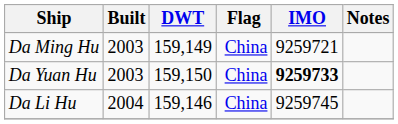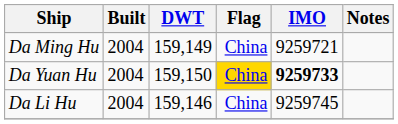(125, 47) 2003 -> (125, 47) 2004
(125, 75) 2003 -> (125, 75) 2004
(244, 75) no background -> (244, 75) gold background
